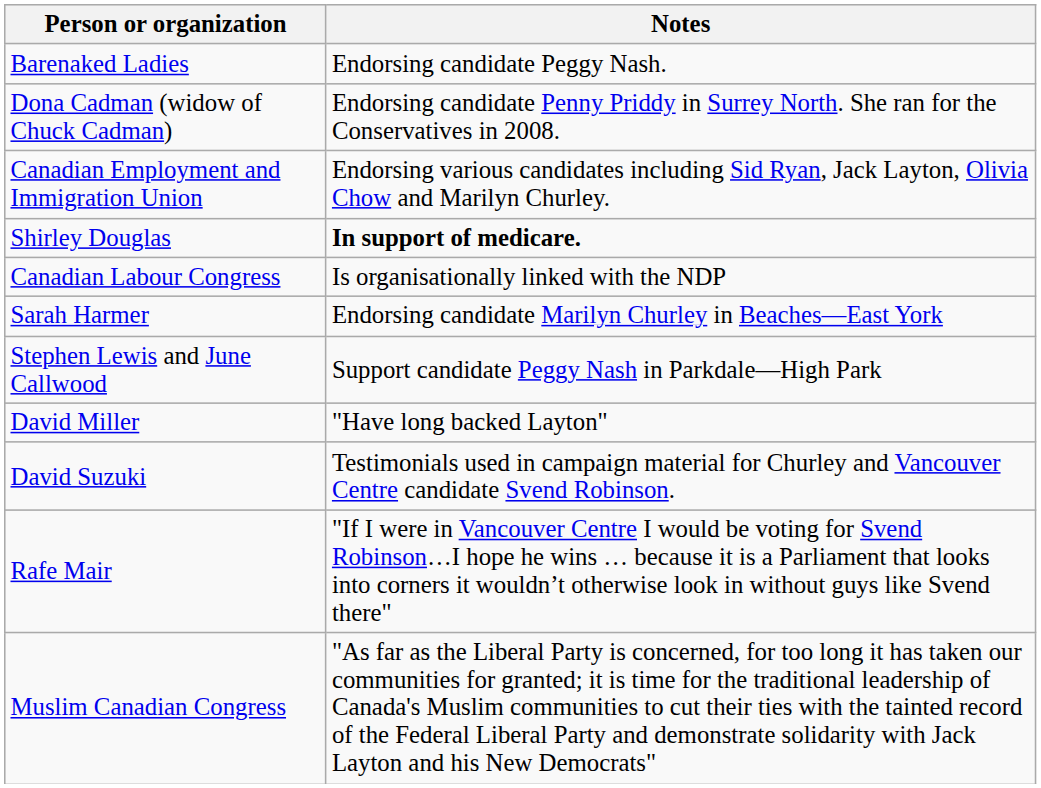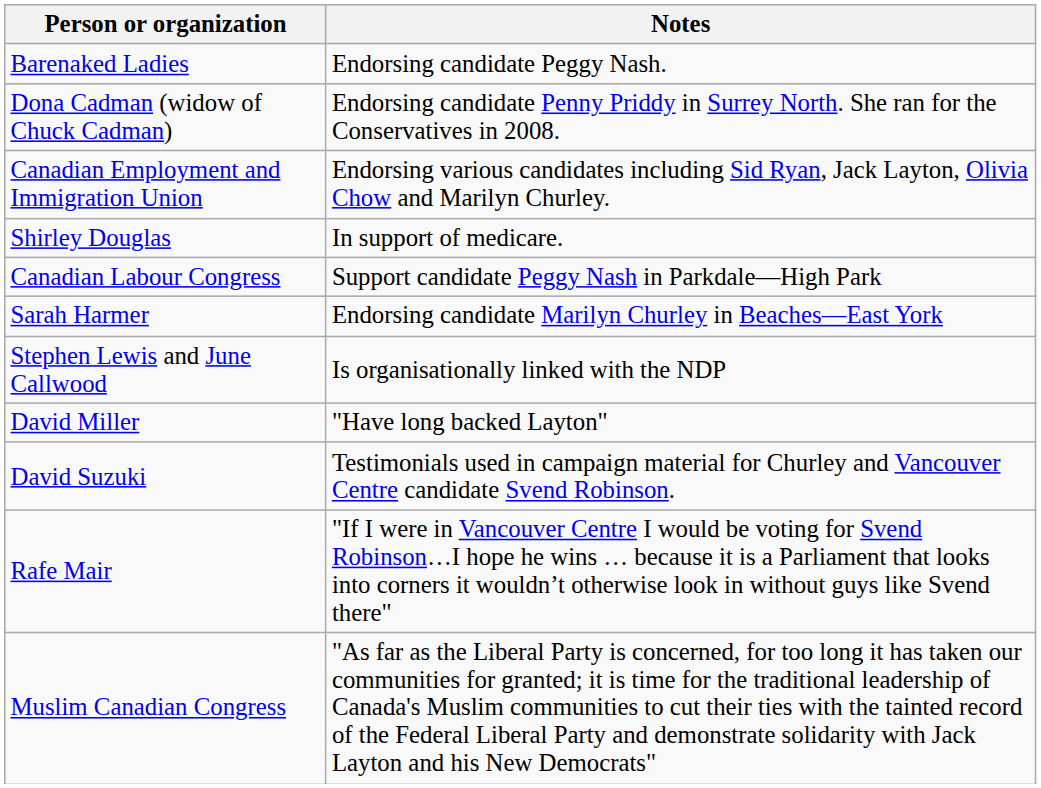(456, 237) bold -> (448, 237) normal
(529, 276) Is organisationally linked with the NDP -> (607, 276) Support candidate Peggy Nash in Parkdale—High Park
(607, 369) Support candidate Peggy Nash in Parkdale—High Park -> (529, 369) Is organisationally linked with the NDP
